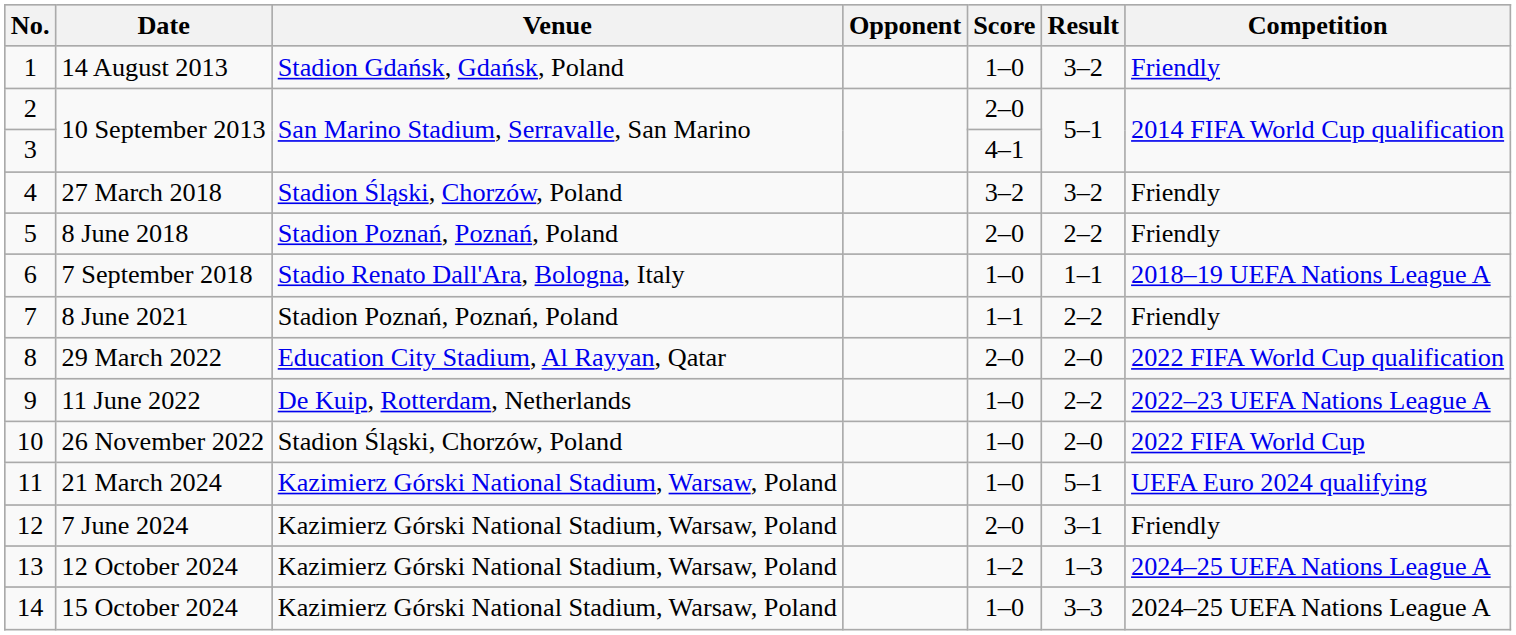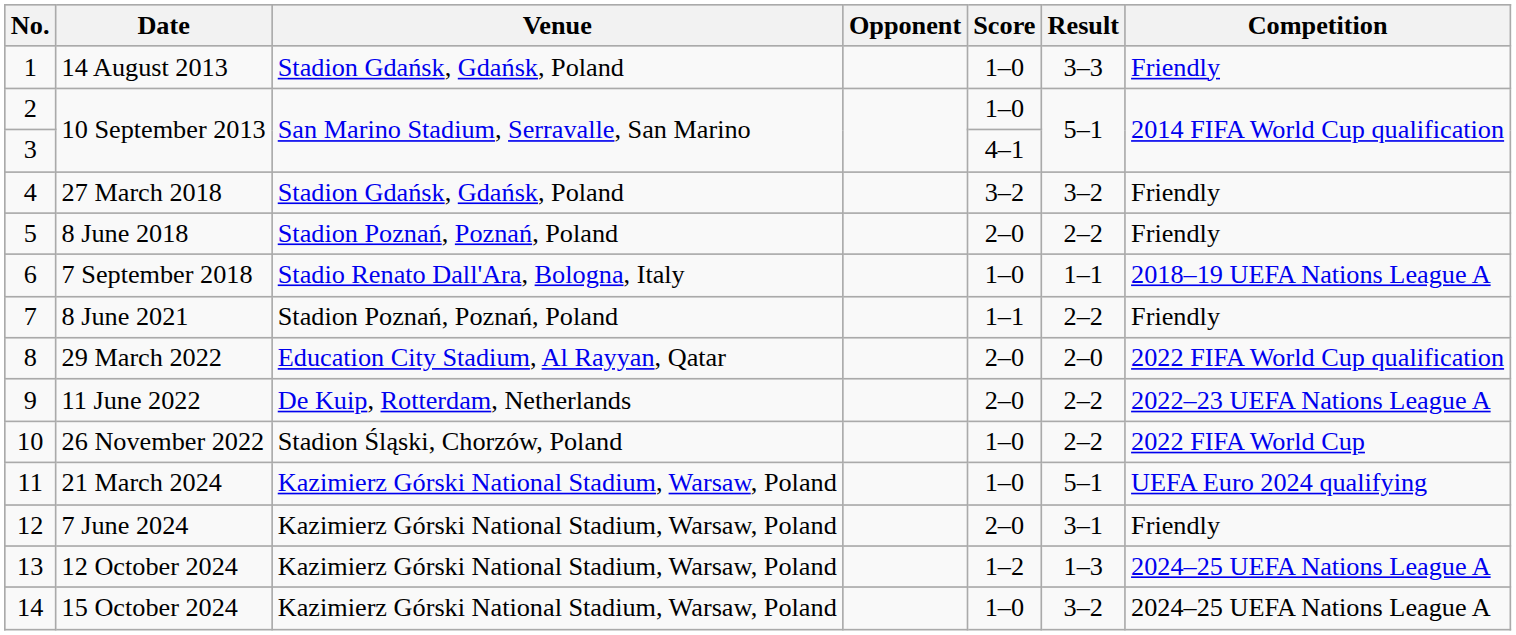(1083, 66) 3–2 -> (1083, 66) 3–3
(1004, 108) 2–0 -> (1004, 108) 1–0
(450, 191) Stadion Śląski, Chorzów, Poland -> (451, 191) Stadion Gdańsk, Gdańsk, Poland
(1004, 399) 1–0 -> (1004, 399) 2–0
(1083, 441) 2–0 -> (1083, 441) 2–2
(1083, 607) 3–3 -> (1083, 607) 3–2
